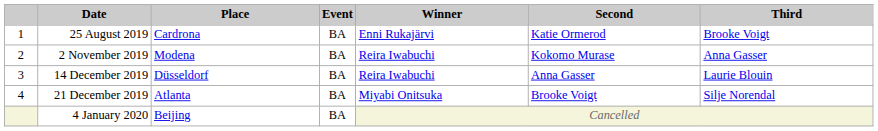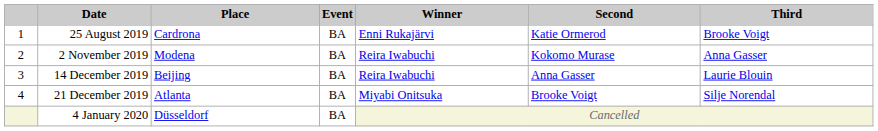(181, 75) Düsseldorf -> (172, 75) Beijing
(172, 115) Beijing -> (181, 115) Düsseldorf
